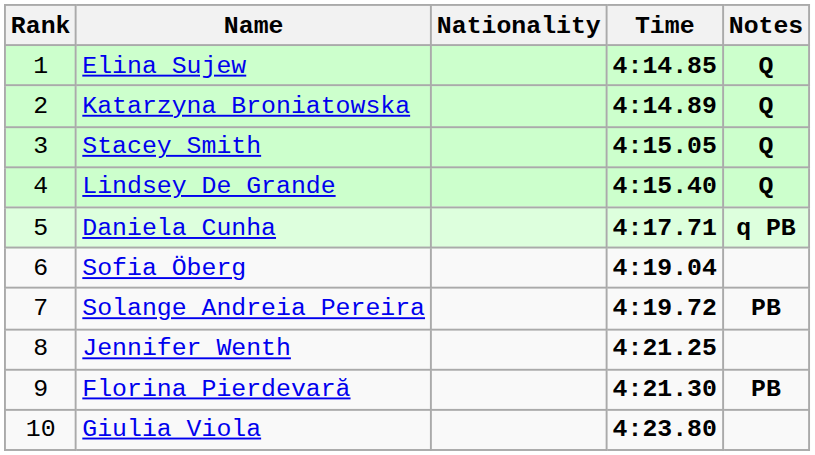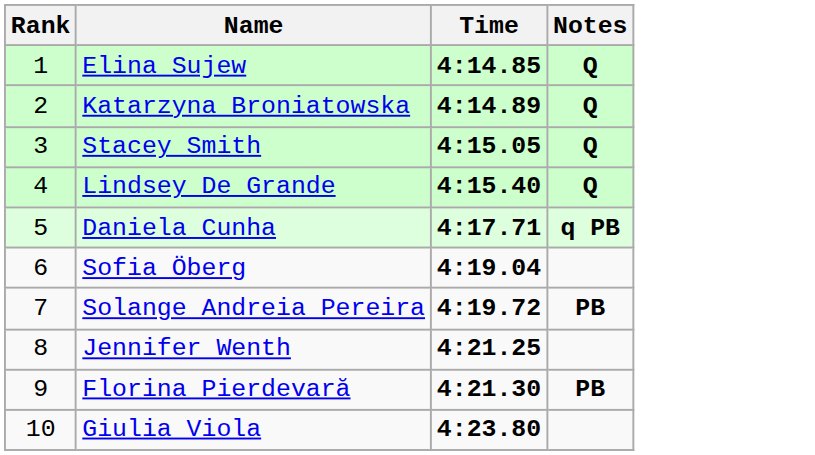- column: (519, 25)
